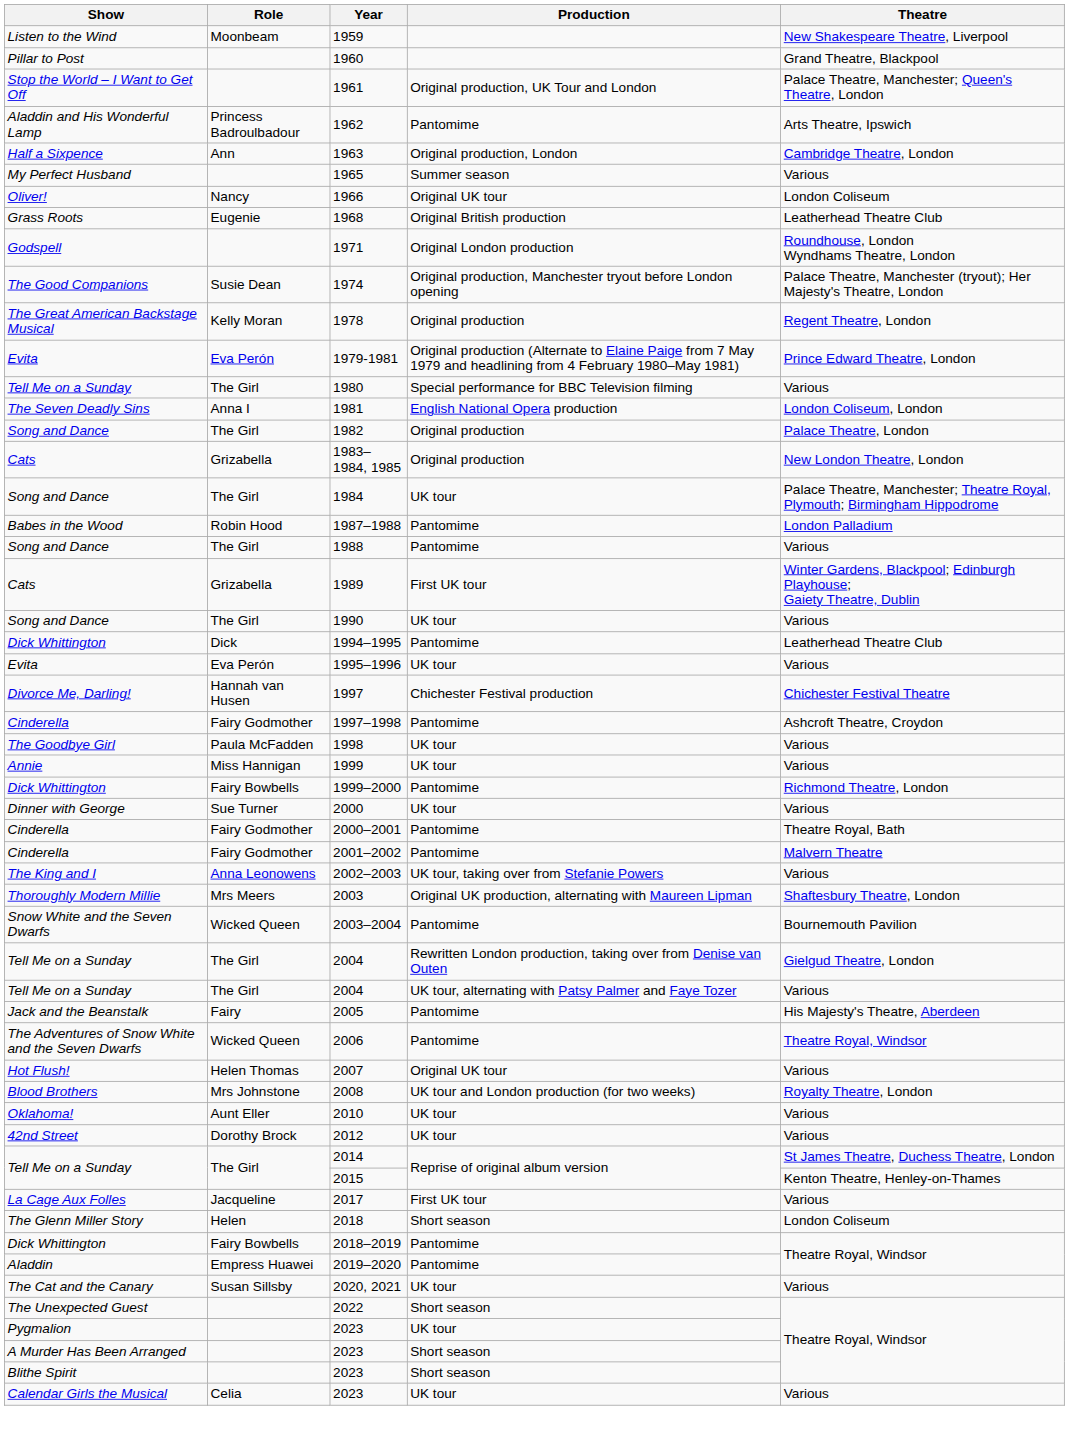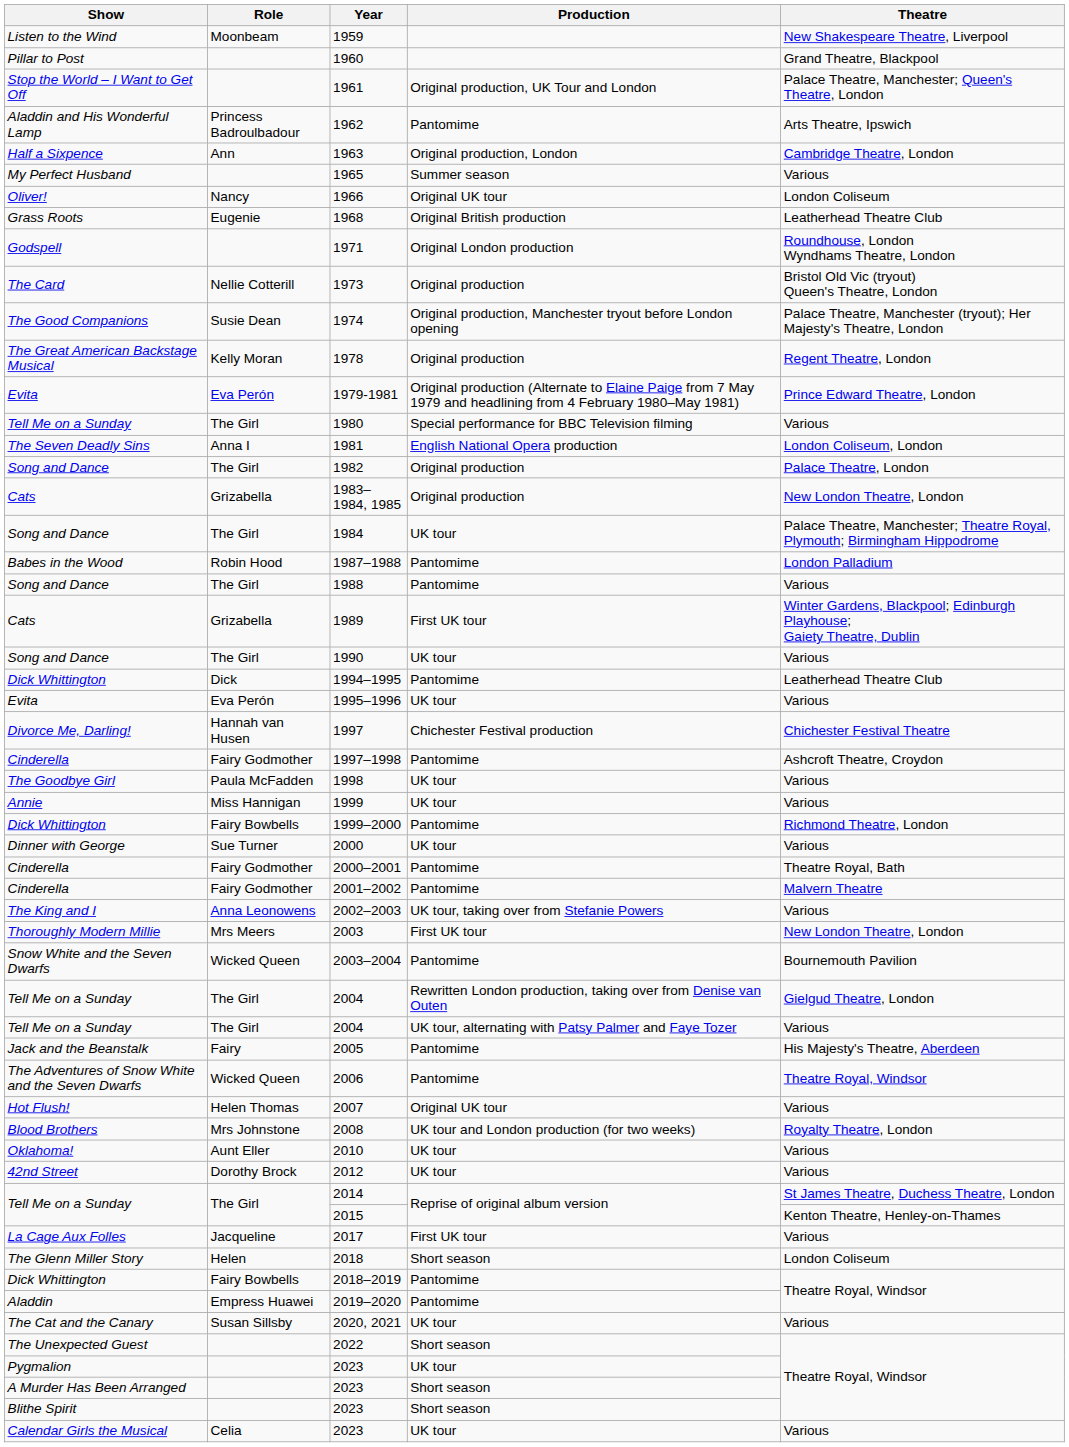+ row: (36, 284)
(581, 895) Original UK production, alternating with Maureen Lipman -> (448, 932) First UK tour
(872, 895) Shaftesbury Theatre, London -> (874, 932) New London Theatre, London
